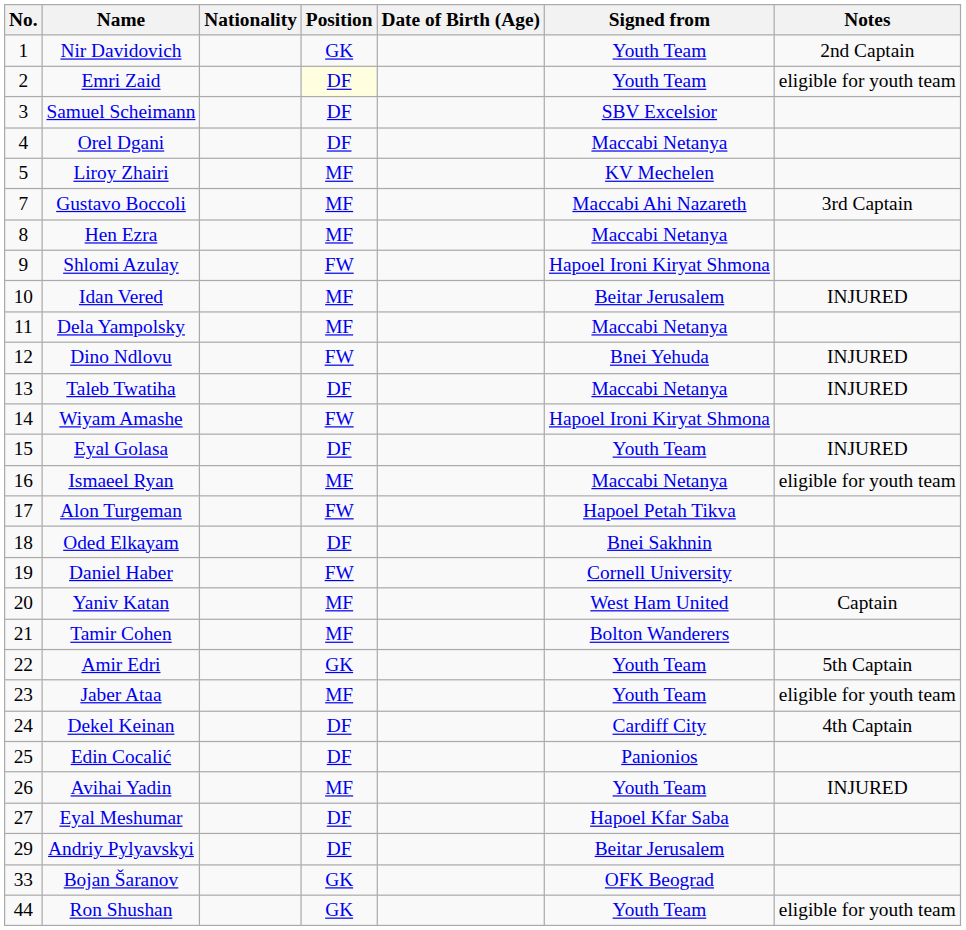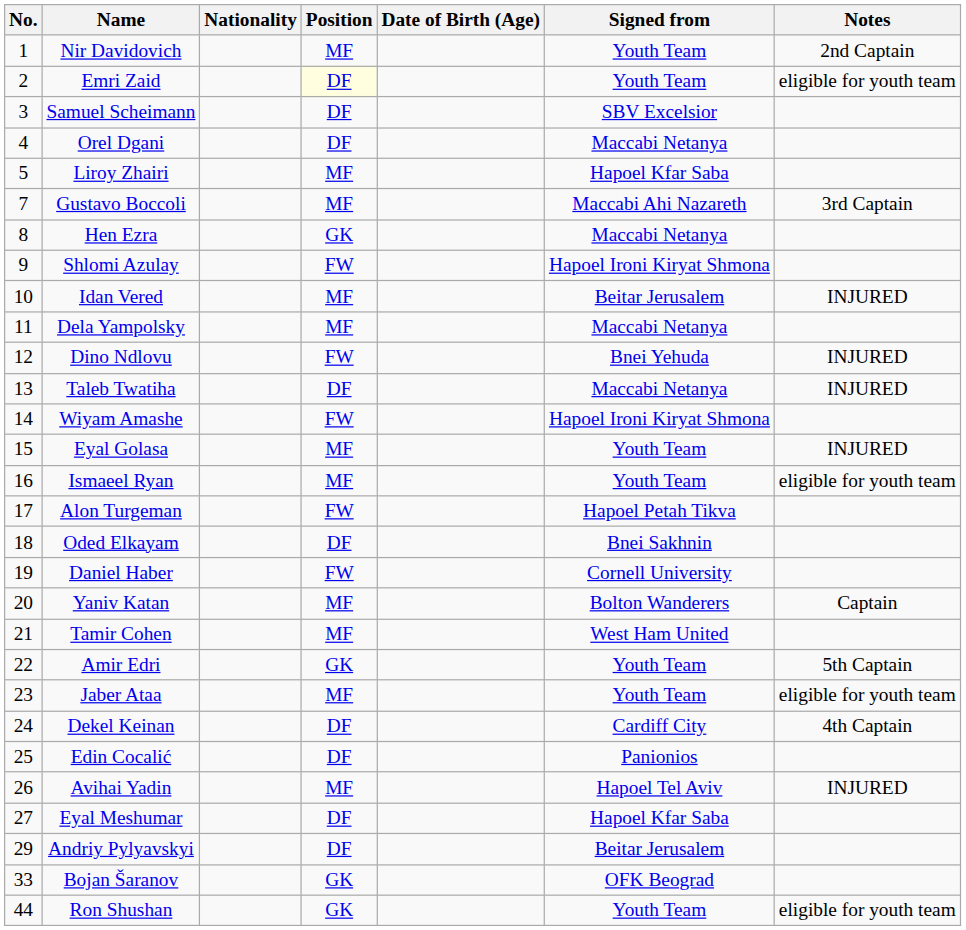(339, 50) GK -> (339, 50) MF
(659, 173) KV Mechelen -> (659, 173) Hapoel Kfar Saba
(339, 234) MF -> (339, 234) GK
(339, 449) DF -> (339, 449) MF
(659, 480) Maccabi Netanya -> (659, 480) Youth Team
(659, 603) West Ham United -> (659, 603) Bolton Wanderers
(659, 633) Bolton Wanderers -> (659, 633) West Ham United
(659, 787) Youth Team -> (659, 787) Hapoel Tel Aviv
